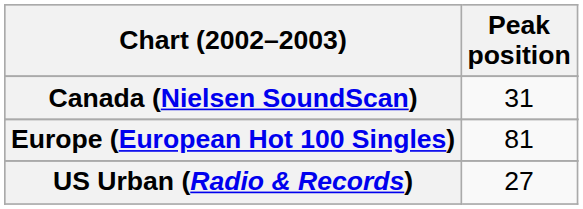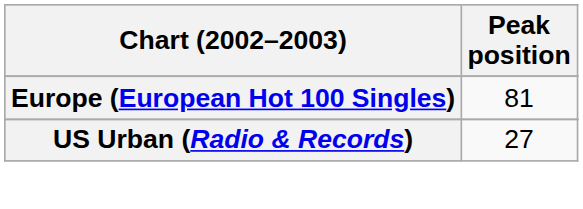- row: (233, 97)
